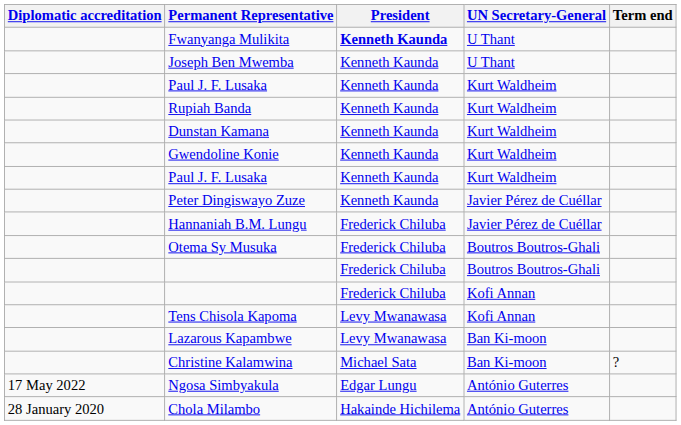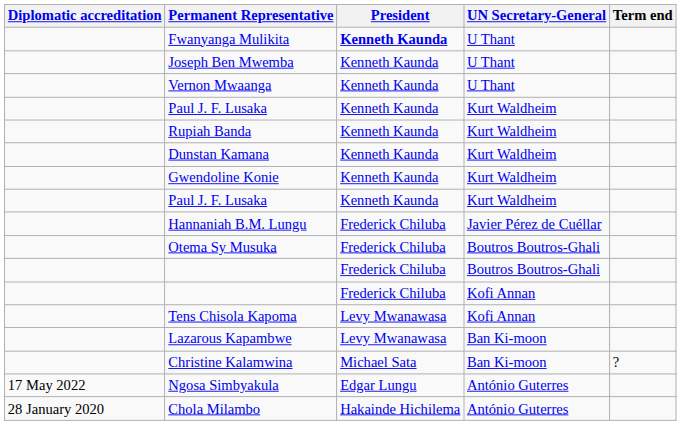+ row: (220, 85)
- row: (237, 200)
